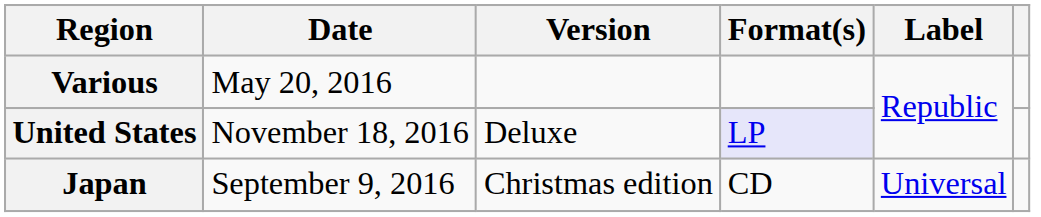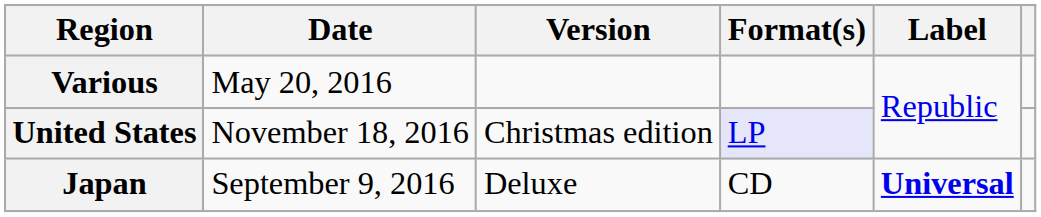(531, 132) Deluxe -> (598, 132) Christmas edition
(598, 183) Christmas edition -> (531, 183) Deluxe
(944, 183) normal -> (947, 183) bold
